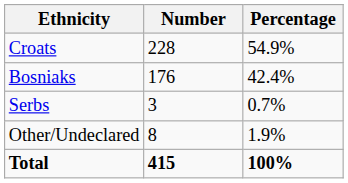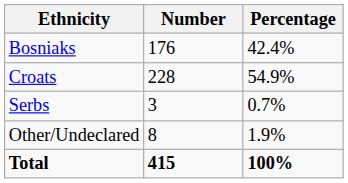rows swapped: (33, 47) <-> (42, 76)
